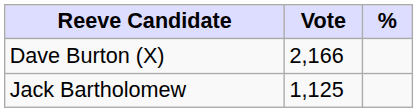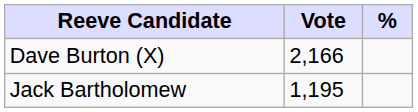(317, 90) 1,125 -> (317, 90) 1,195
